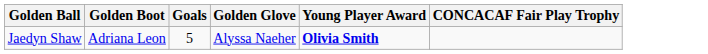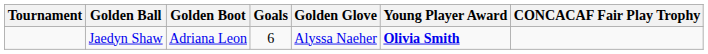+ column: (45, 15)
(190, 37) 5 -> (271, 37) 6
